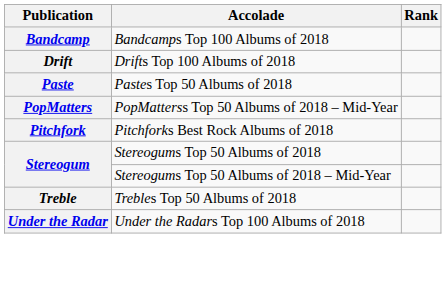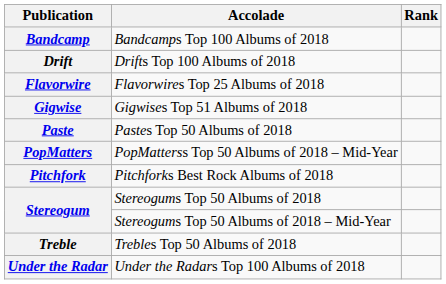+ row: (58, 84)
+ row: (58, 107)
